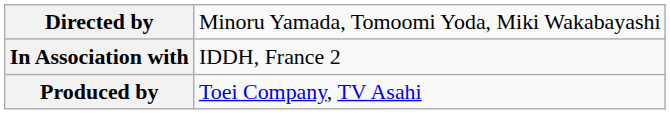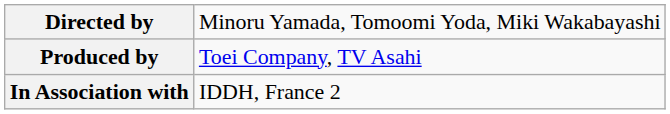rows swapped: (99, 91) <-> (99, 56)
